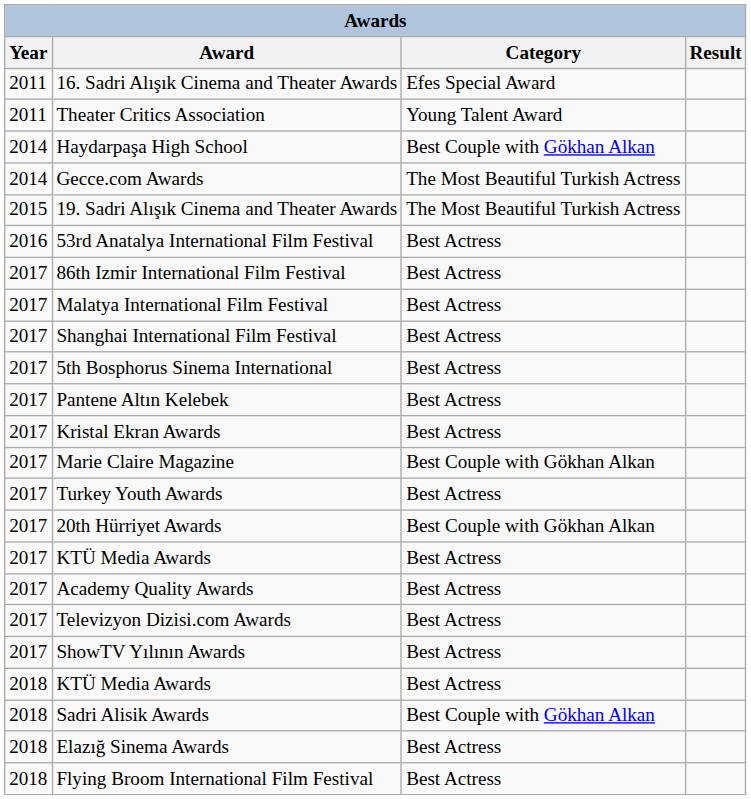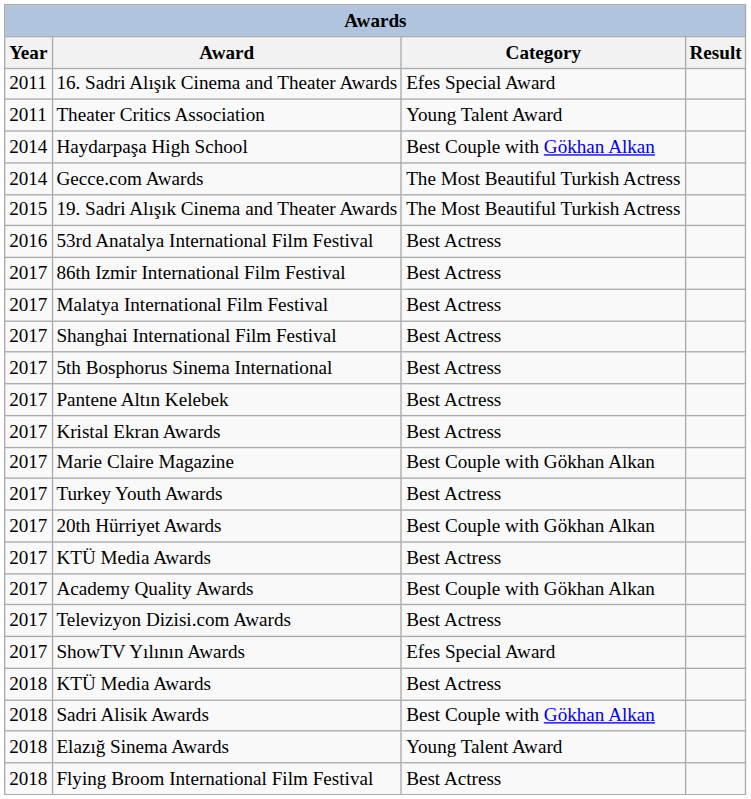(454, 589) Best Actress -> (531, 589) Best Couple with Gökhan Alkan
(454, 652) Best Actress -> (481, 652) Efes Special Award
(454, 747) Best Actress -> (484, 747) Young Talent Award
